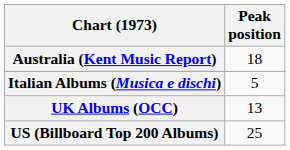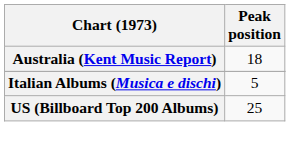- row: (115, 108)
